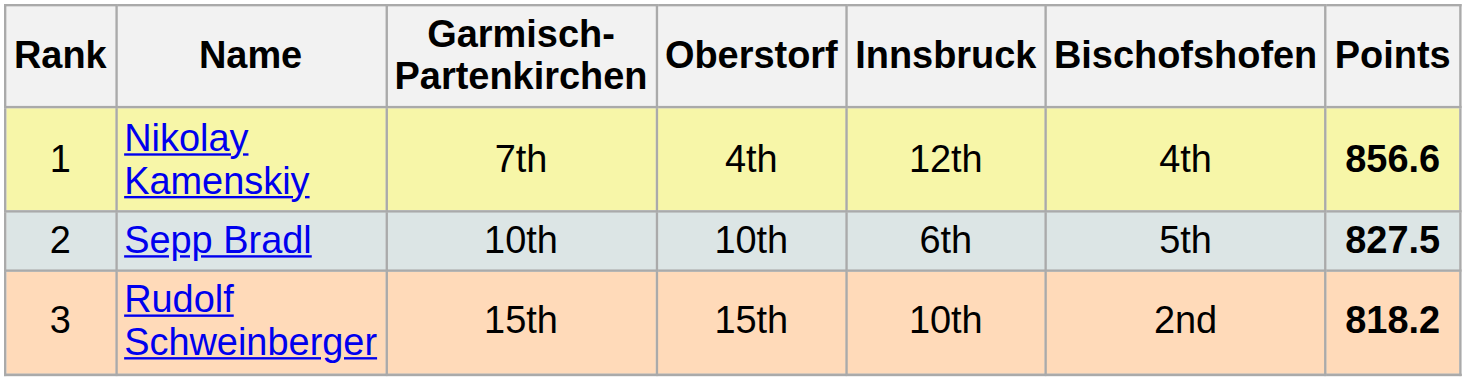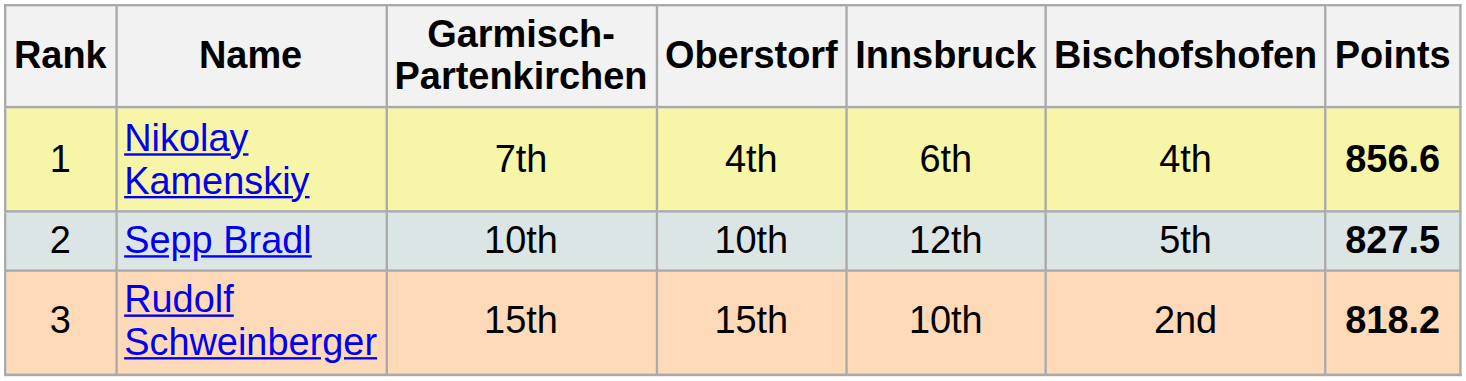(946, 158) 12th -> (946, 158) 6th
(946, 240) 6th -> (946, 240) 12th
